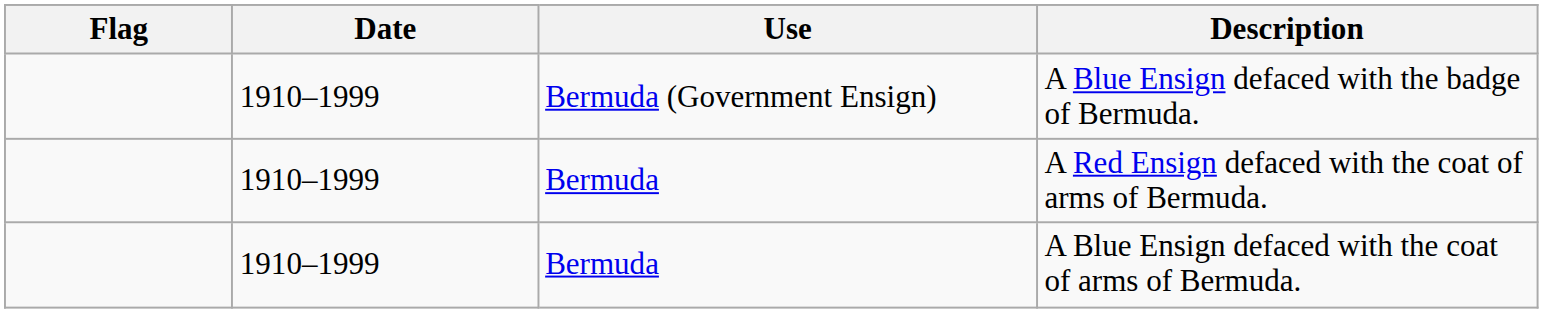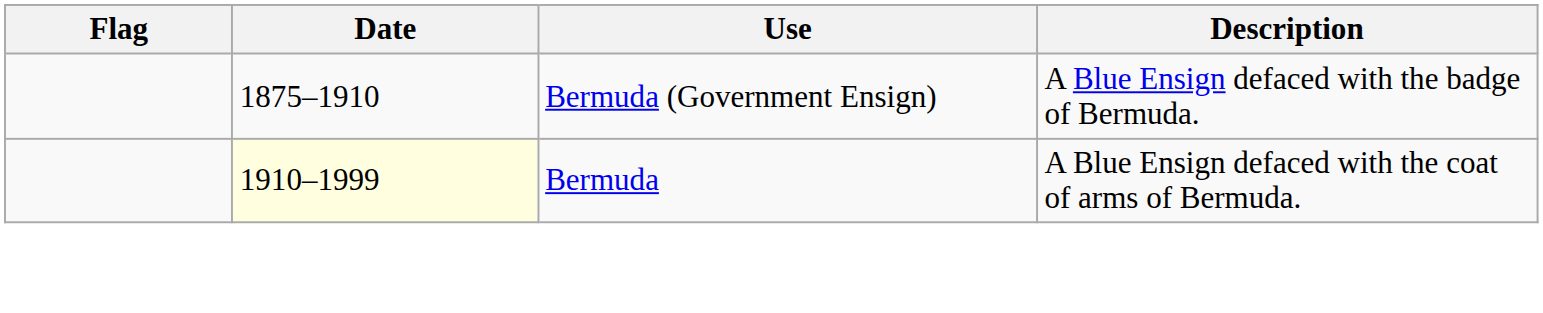(310, 95) 1910–1999 -> (310, 95) 1875–1910
- row: (1284, 179)
(310, 264) no background -> (310, 179) lightyellow background
